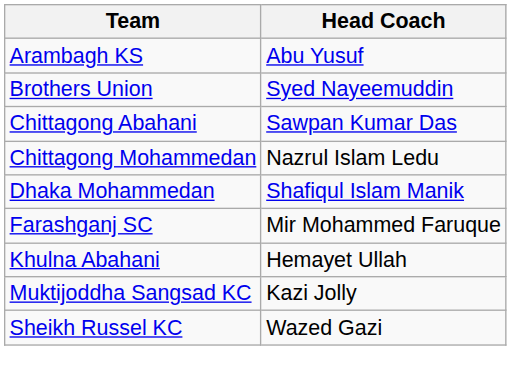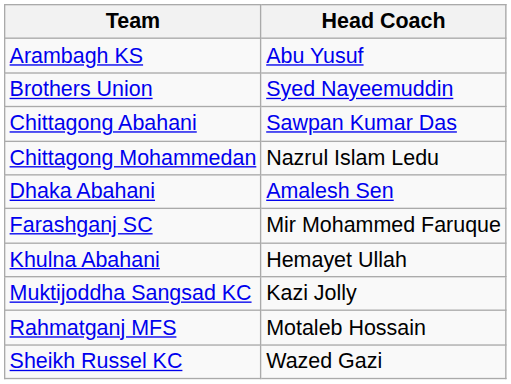+ row: (82, 191)
- row: (112, 191)
+ row: (93, 327)
